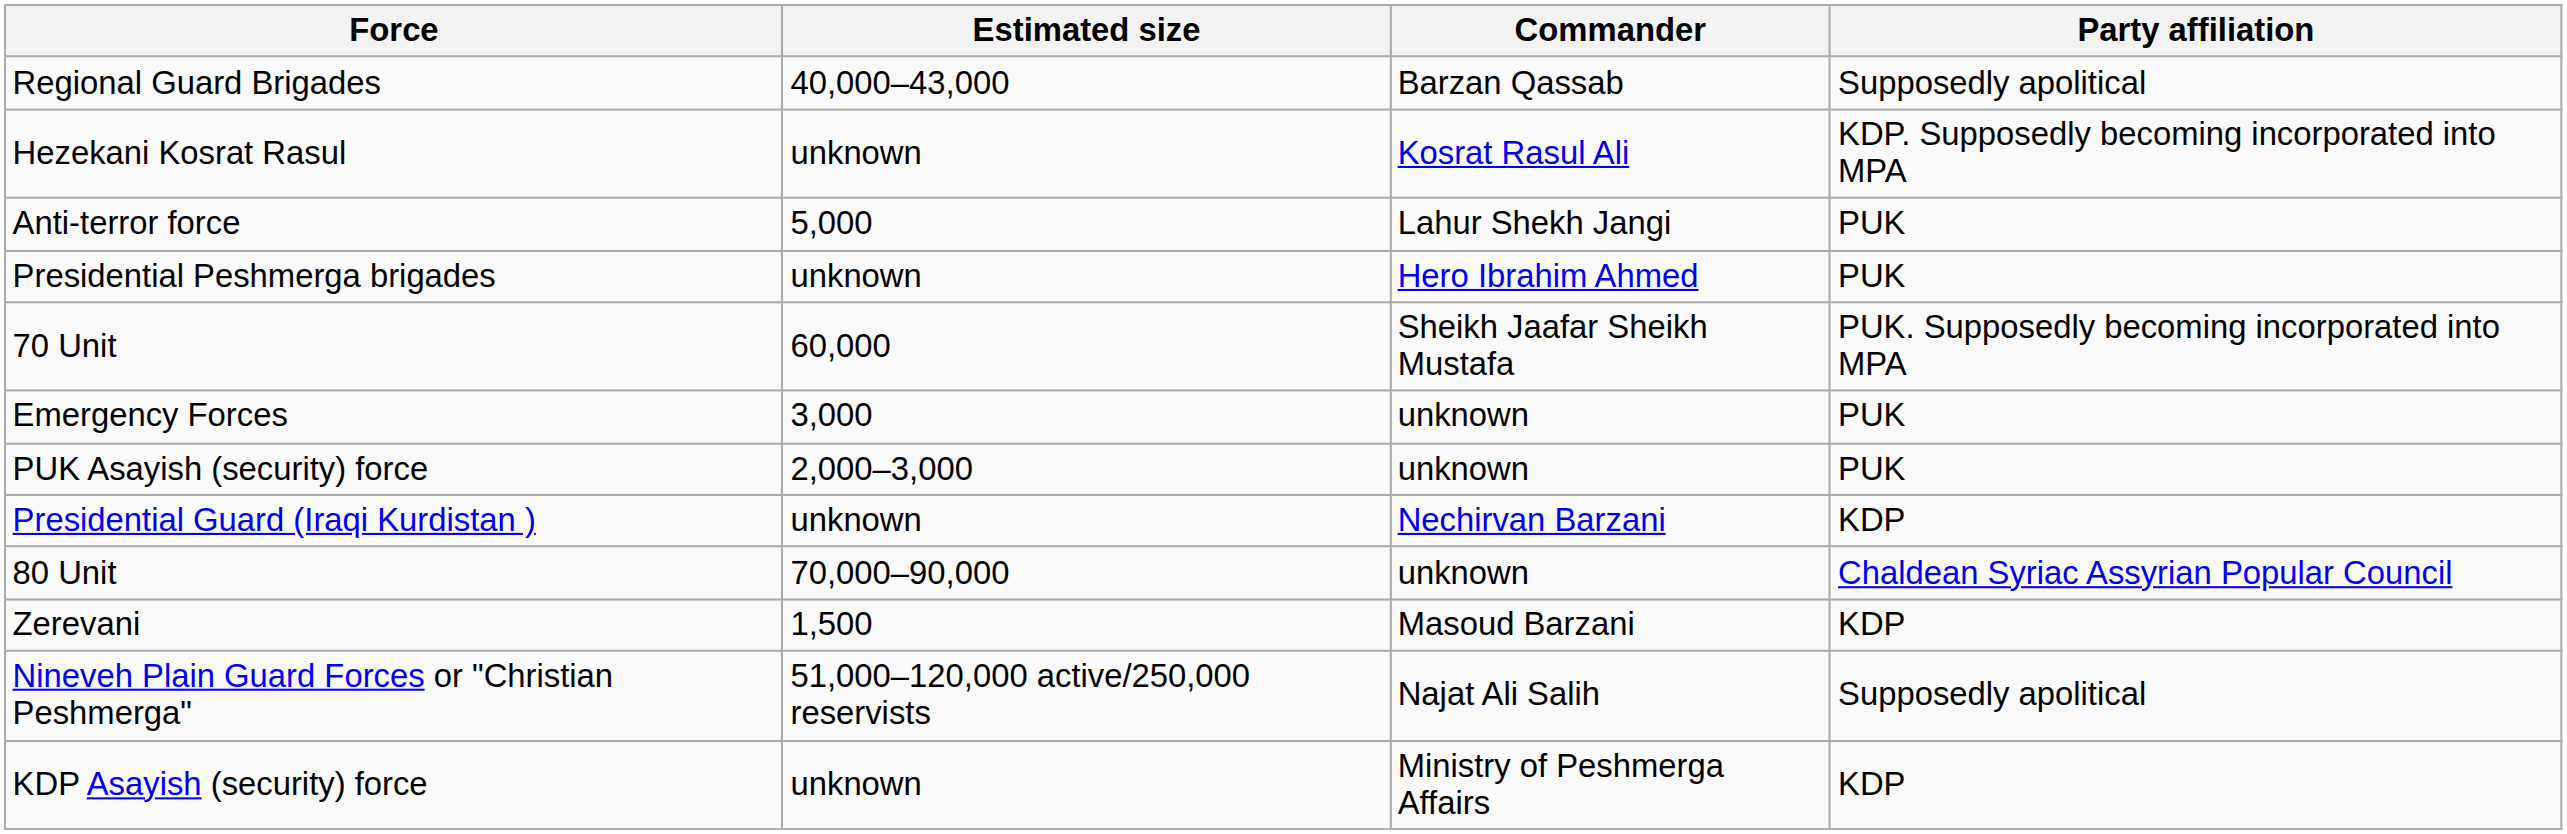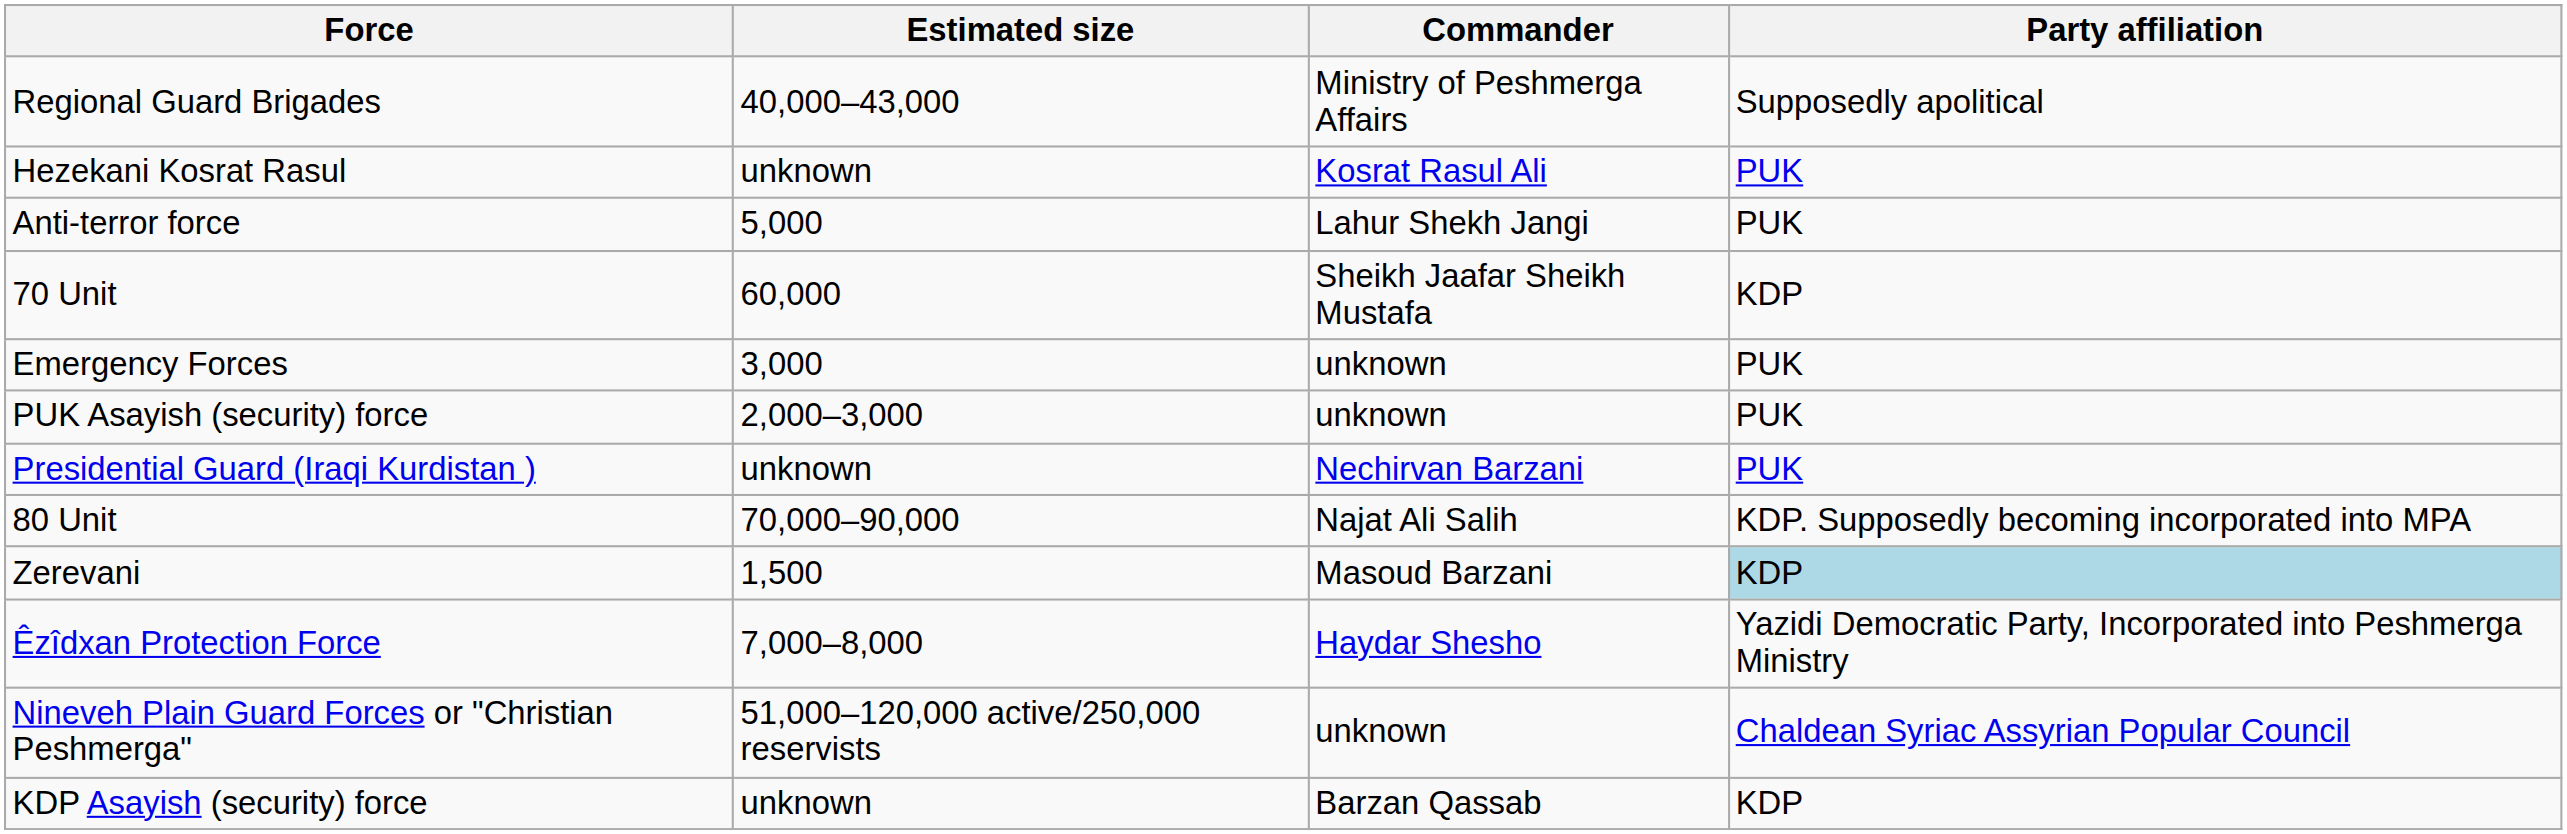(1511, 82) Barzan Qassab -> (1479, 100) Ministry of Peshmerga Affairs
(2167, 152) KDP. Supposedly becoming incorporated into MPA -> (1769, 171) PUK
- row: (254, 275)
(2169, 345) PUK. Supposedly becoming incorporated into MPA -> (1769, 293) KDP
(1872, 520) KDP -> (1769, 468) PUK
(1463, 572) unknown -> (1417, 520) Najat Ali Salih
(2145, 572) Chaldean Syriac Assyrian Popular Council -> (2103, 520) KDP. Supposedly becoming incorporated into MPA
(1872, 624) no background -> (1769, 572) lightblue background
+ row: (197, 642)
(1499, 694) Najat Ali Salih -> (1381, 731) unknown
(1992, 694) Supposedly apolitical -> (2043, 731) Chaldean Syriac Assyrian Popular Council
(1561, 783) Ministry of Peshmerga Affairs -> (1428, 802) Barzan Qassab
